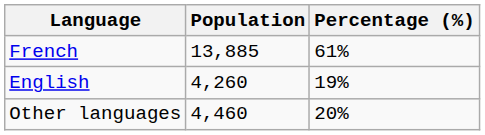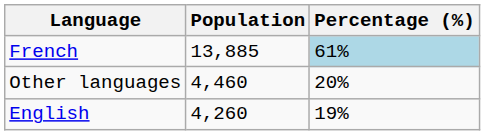(331, 51) no background -> (331, 51) lightblue background
rows swapped: (49, 83) <-> (95, 114)
